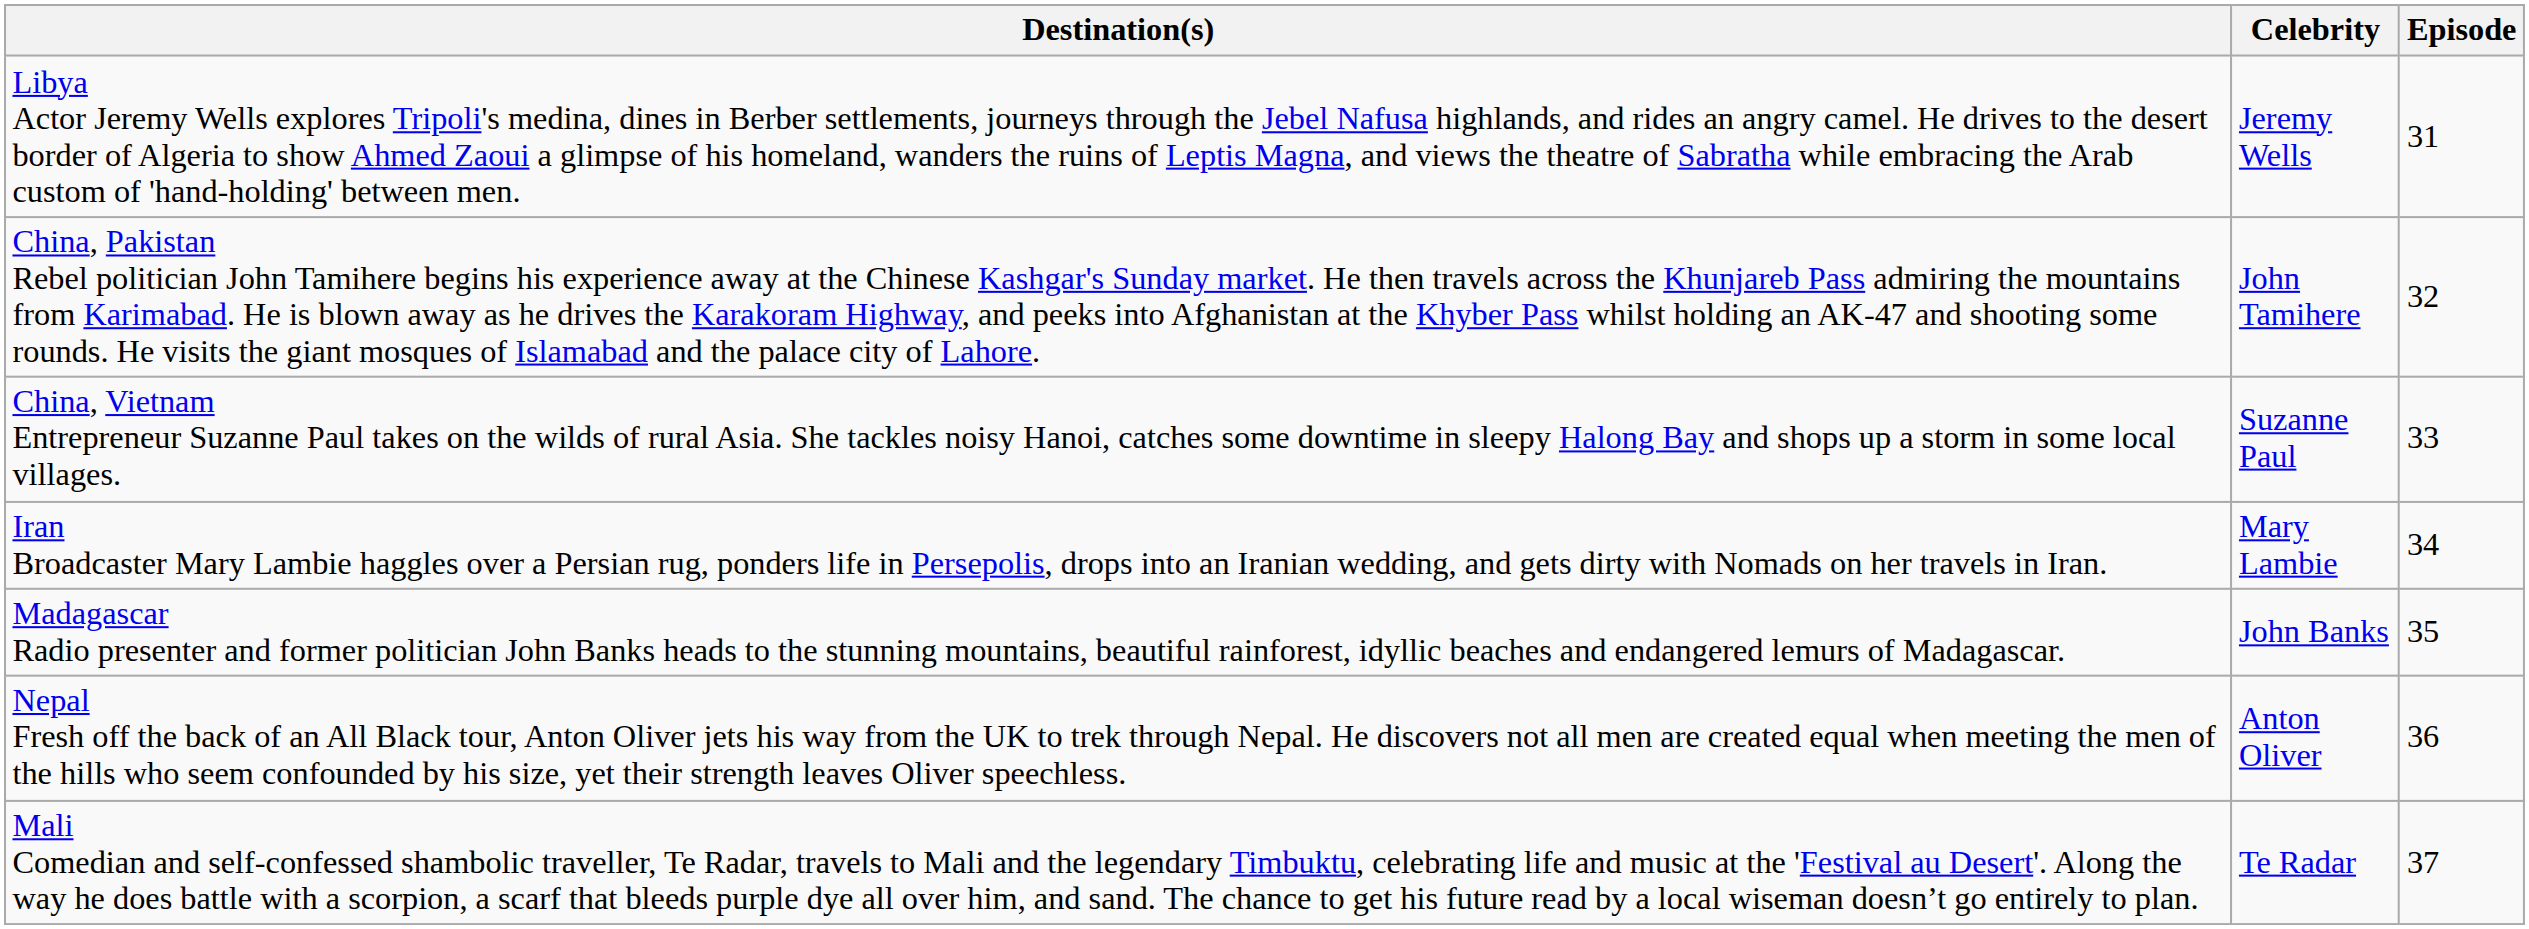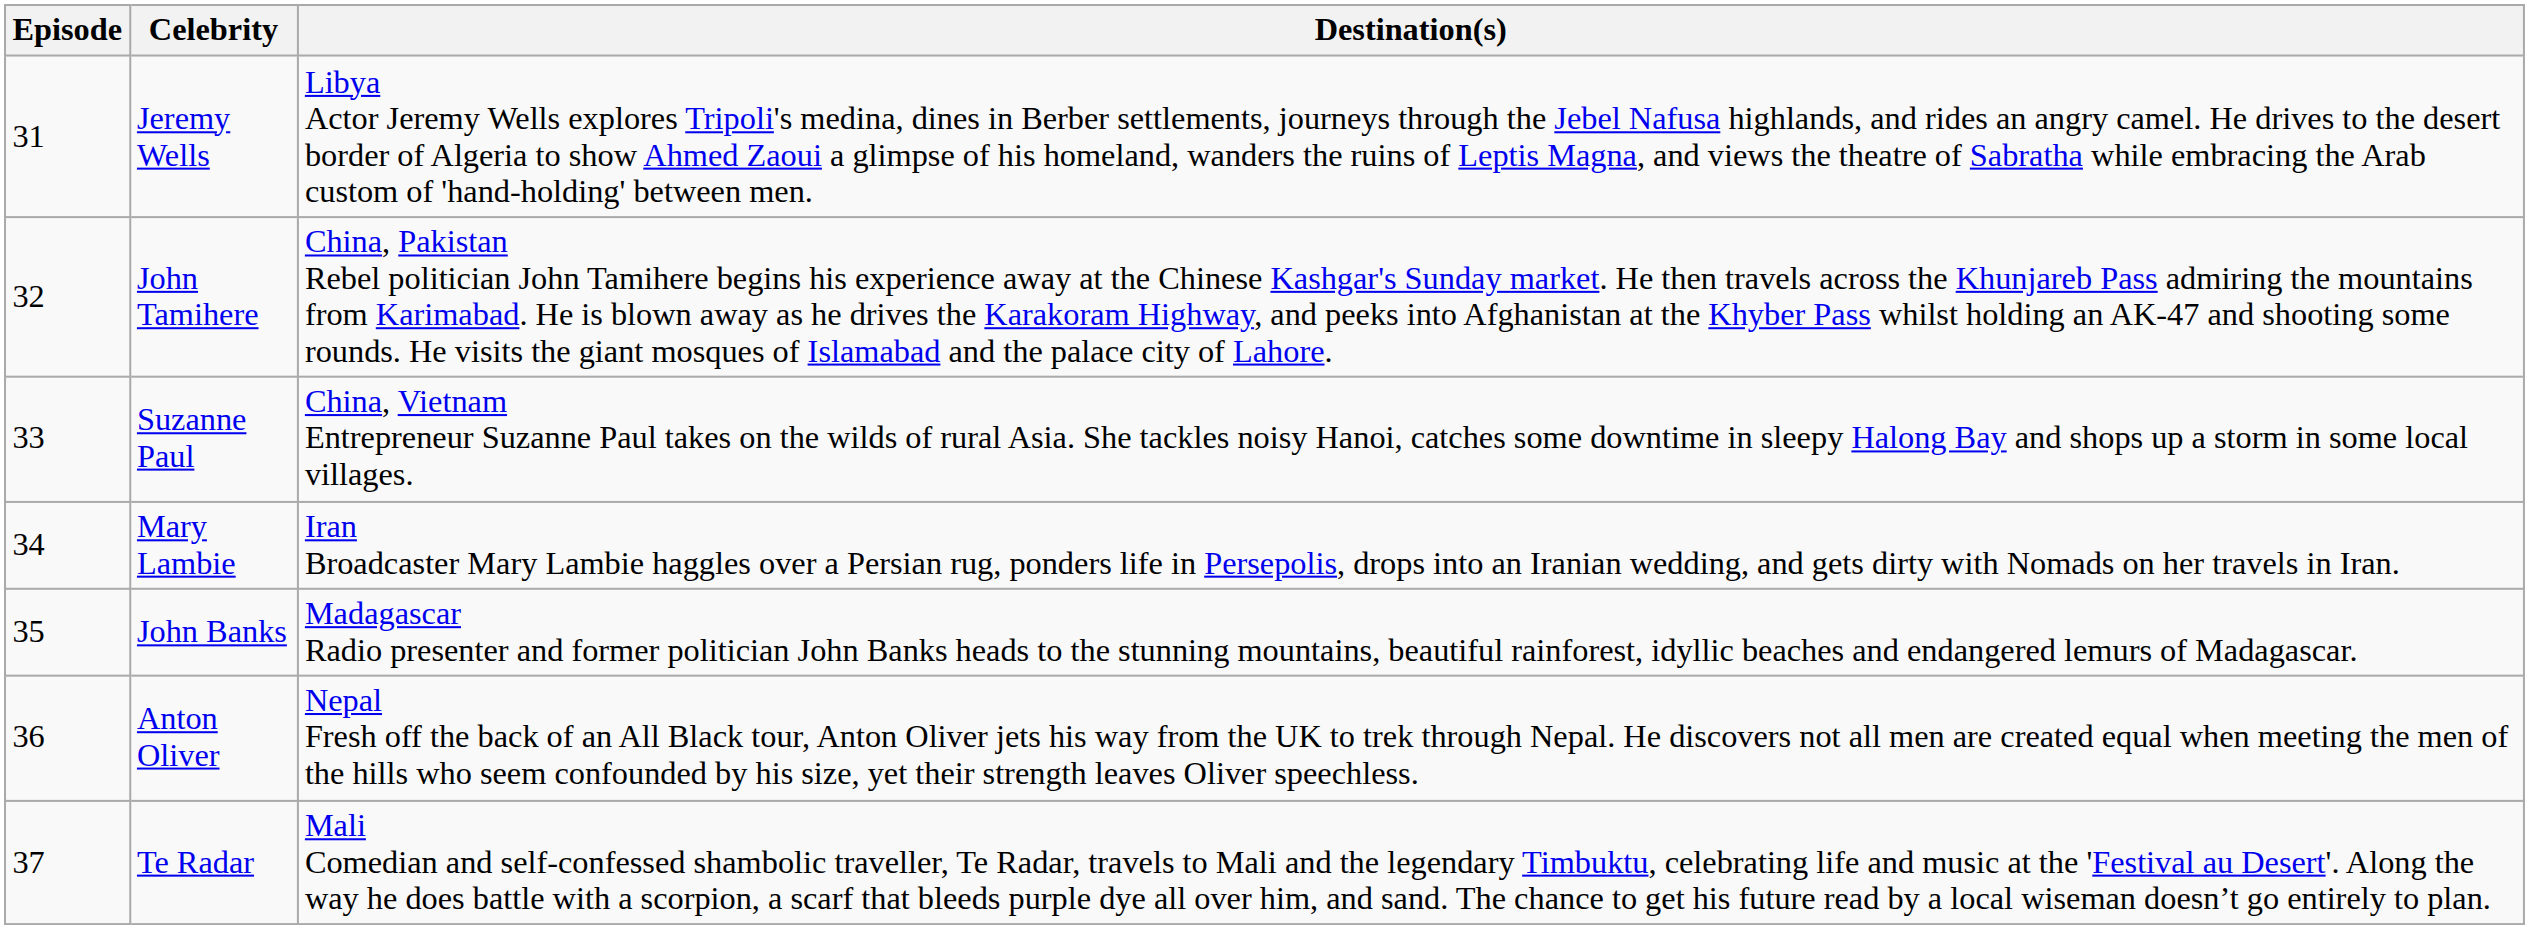columns swapped: (2462, 30) <-> (1118, 30)
